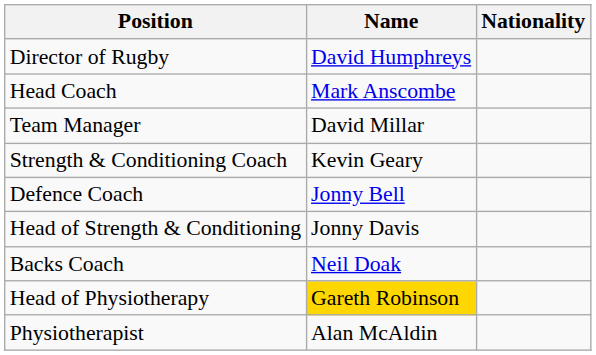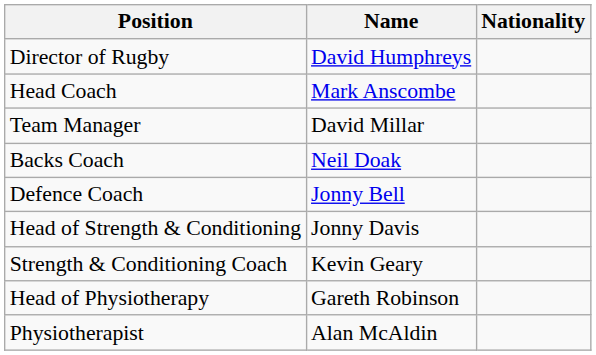rows swapped: (67, 263) <-> (148, 159)
(385, 297) gold background -> (385, 297) no background
